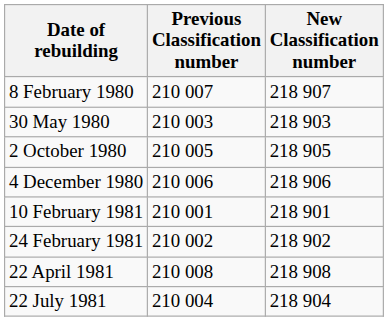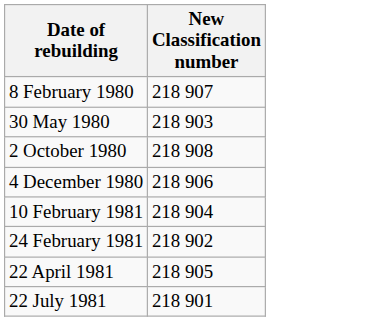- column: (206, 40)
(300, 151) 218 905 -> (183, 151) 218 908
(300, 211) 218 901 -> (183, 211) 218 904
(300, 271) 218 908 -> (183, 271) 218 905
(300, 301) 218 904 -> (183, 301) 218 901
